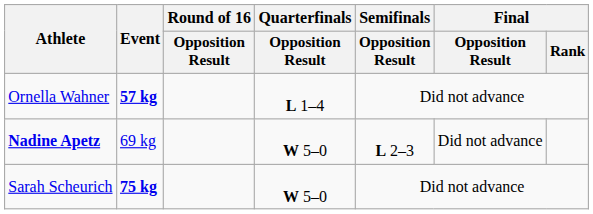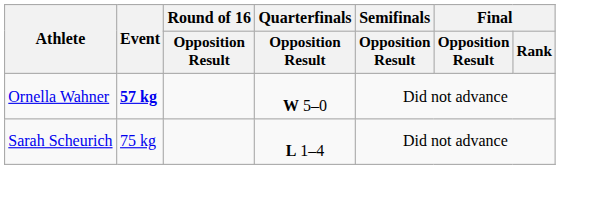(305, 106) L 1–4 -> (305, 106) W 5–0
- row: (54, 141)
(138, 187) bold -> (138, 141) normal
(305, 196) W 5–0 -> (305, 151) L 1–4
